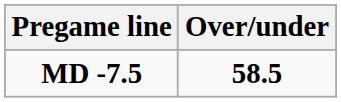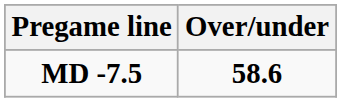(257, 73) 58.5 -> (257, 73) 58.6
